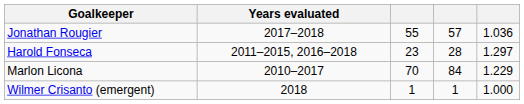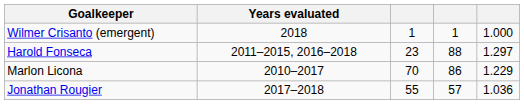rows swapped: (55, 33) <-> (81, 90)
(455, 52) 28 -> (455, 52) 88
(455, 71) 84 -> (455, 71) 86
